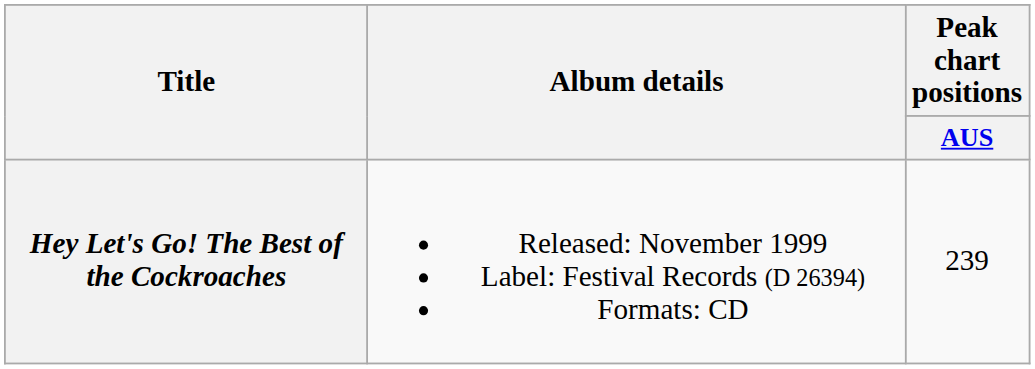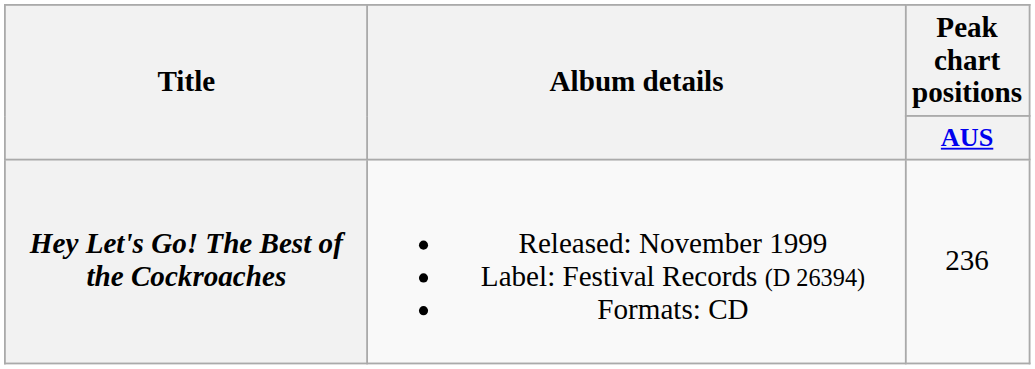(967, 260) 239 -> (967, 260) 236
